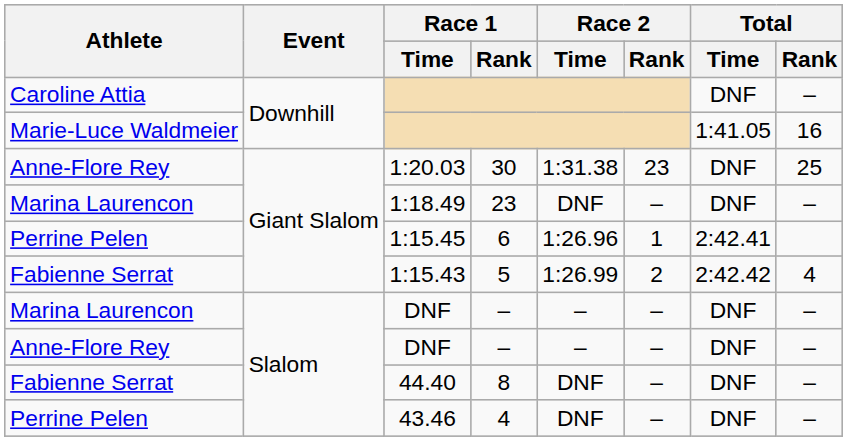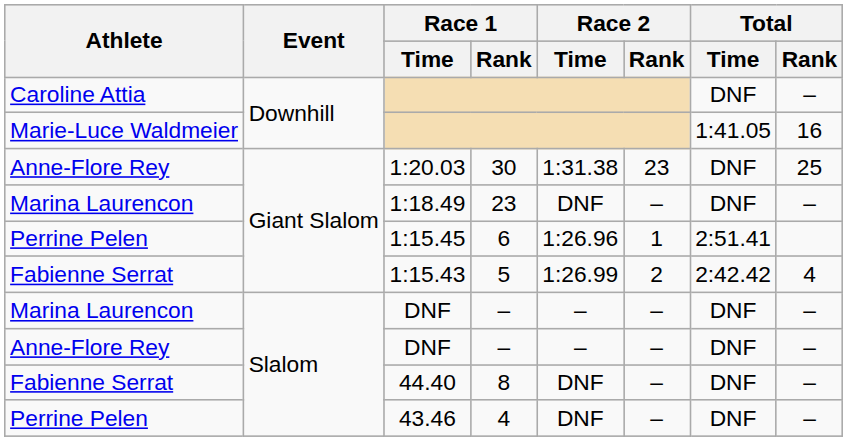(733, 239) 2:42.41 -> (733, 239) 2:51.41
